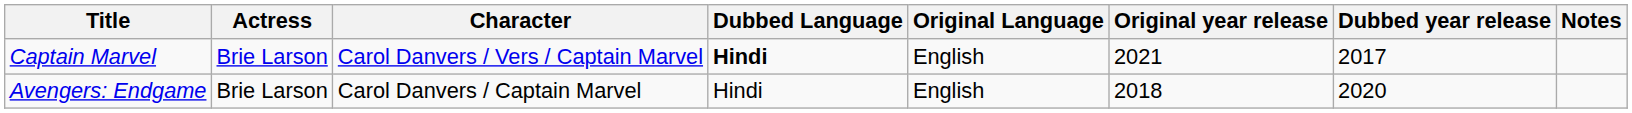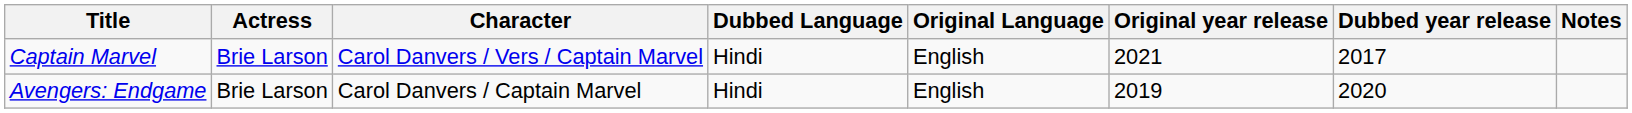(740, 56) bold -> (738, 56) normal
(1138, 90) 2018 -> (1138, 90) 2019
